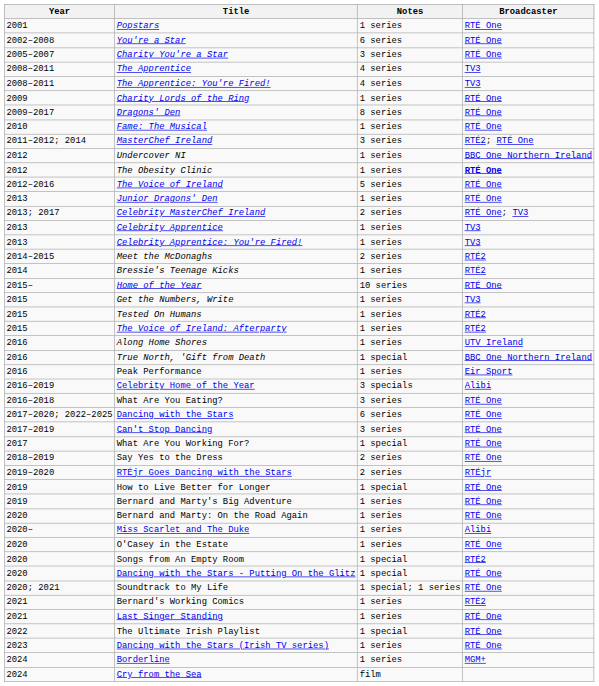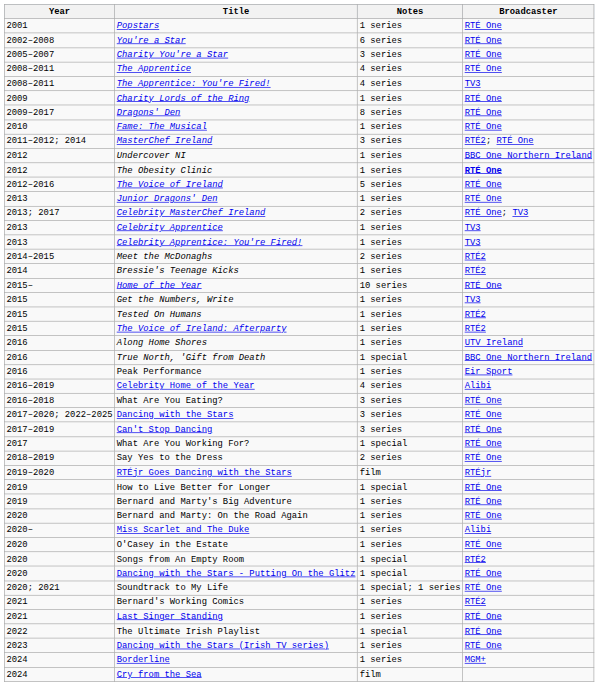(473, 69) TV3 -> (483, 69) RTÉ One
(386, 386) 3 specials -> (381, 386) 4 series
(381, 415) 6 series -> (381, 415) 3 series
(381, 473) 2 series -> (370, 473) film
